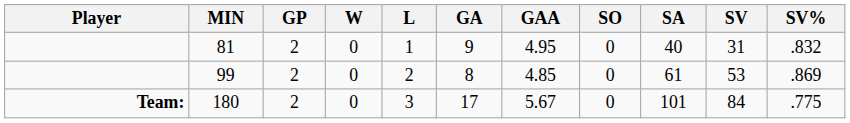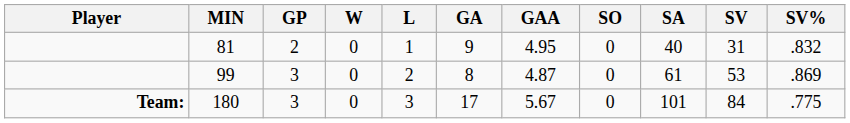(294, 74) 2 -> (294, 74) 3
(540, 74) 4.85 -> (540, 74) 4.87
(294, 103) 2 -> (294, 103) 3
